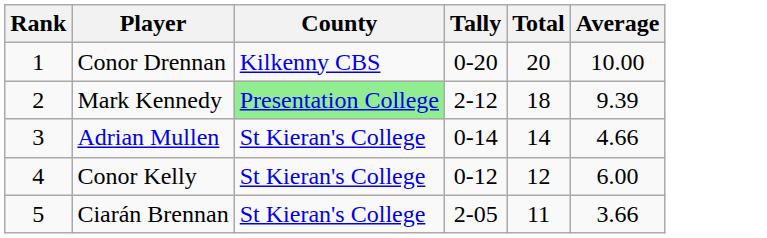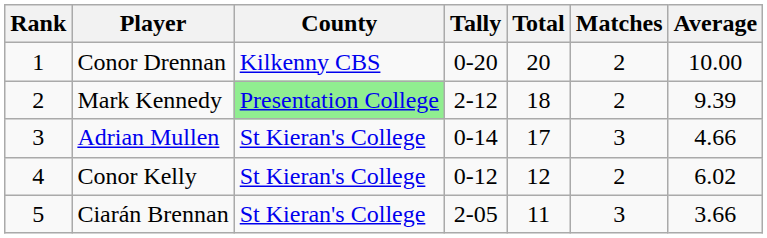+ column: (619, 23)
(539, 137) 14 -> (539, 137) 17
(618, 175) 6.00 -> (715, 175) 6.02
